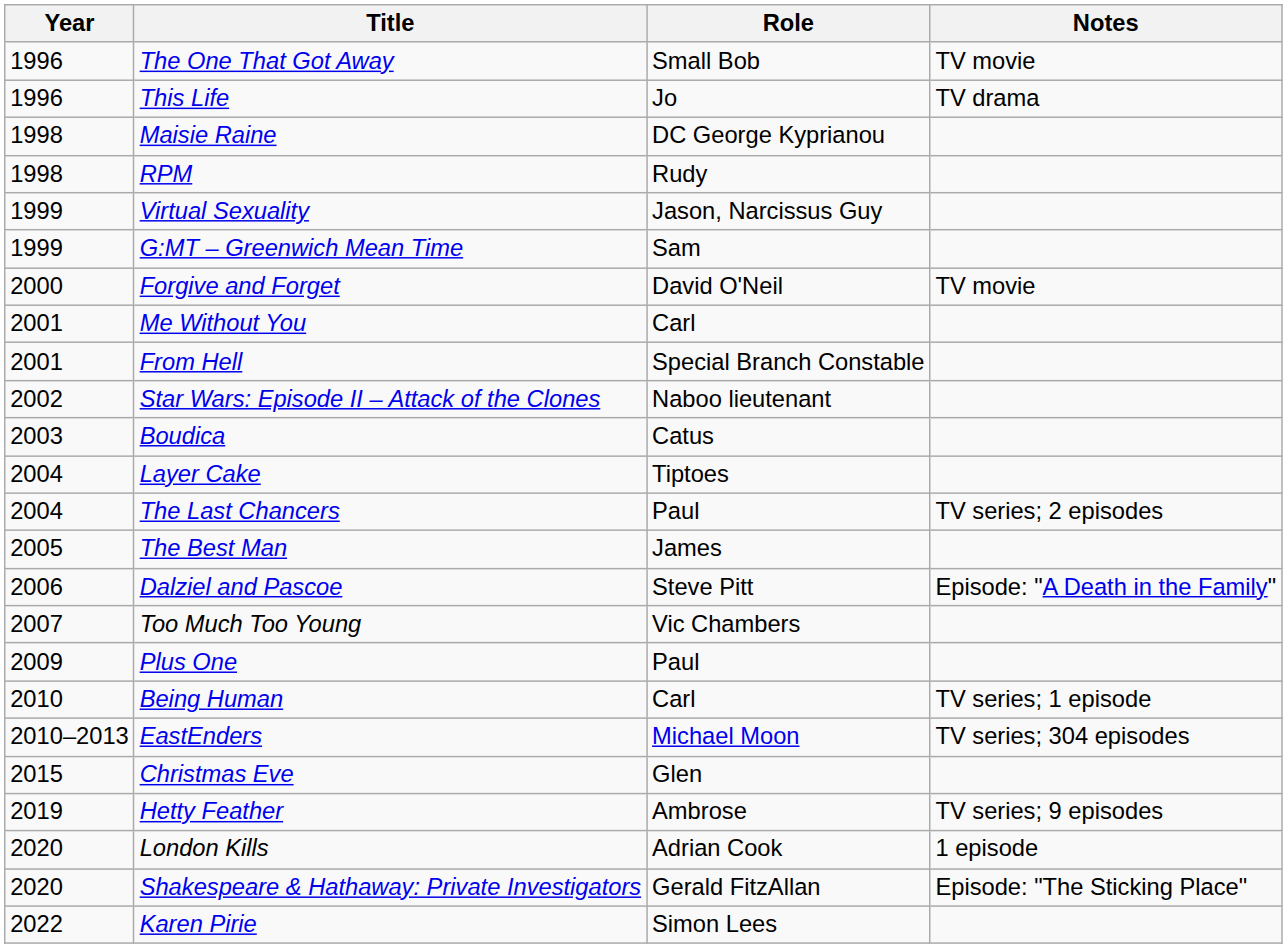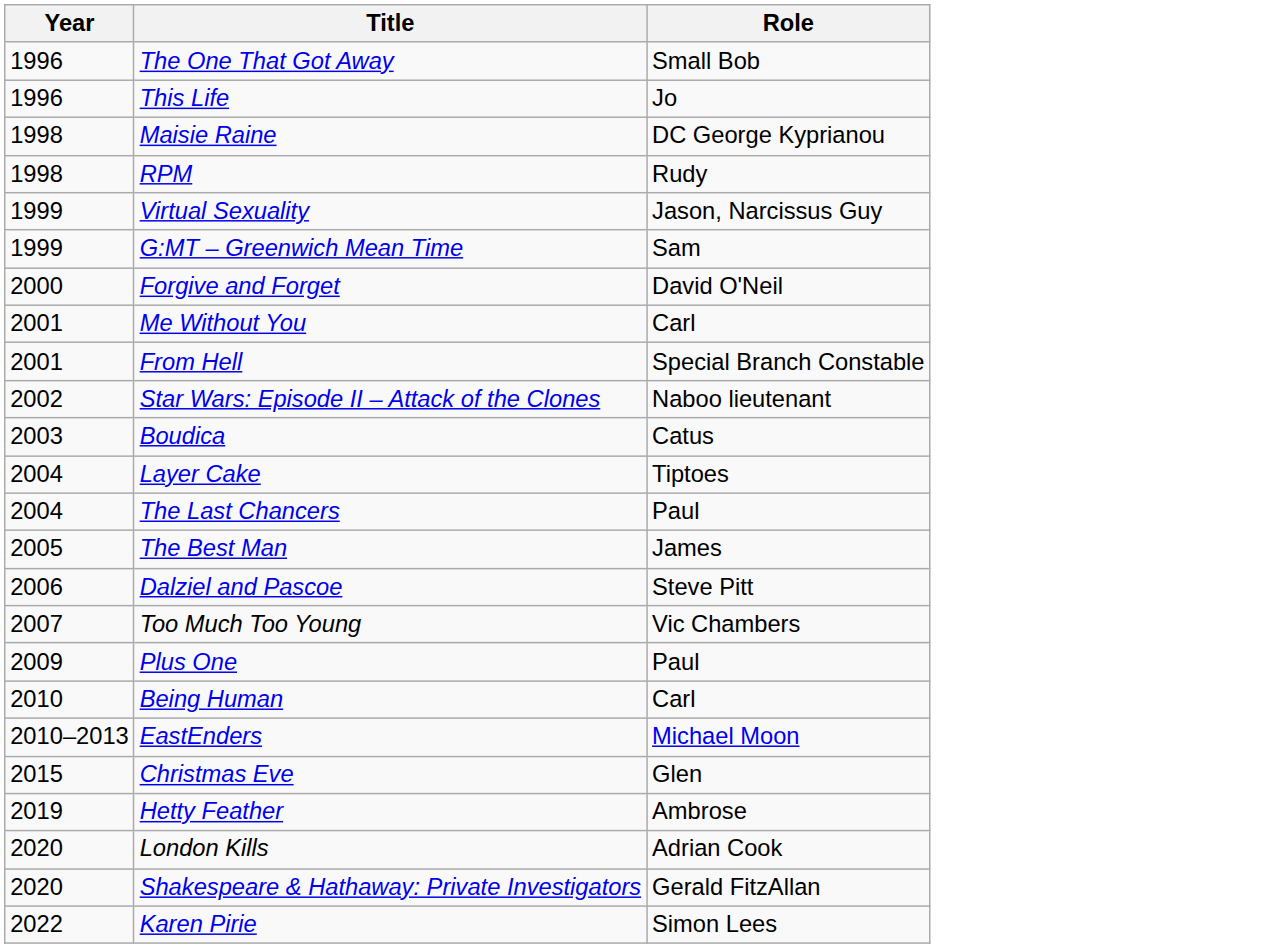- column: (1106, 23)
